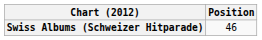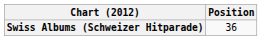(231, 28) 46 -> (231, 28) 36
